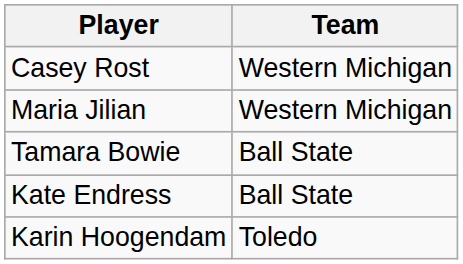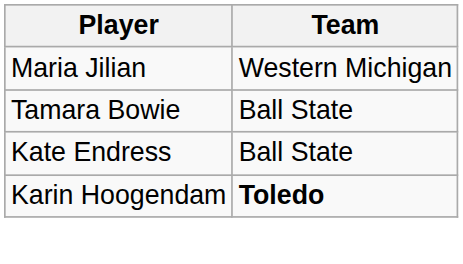- row: (80, 68)
(278, 237) normal -> (281, 195) bold
